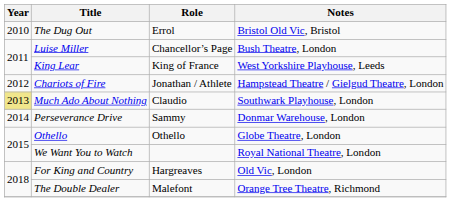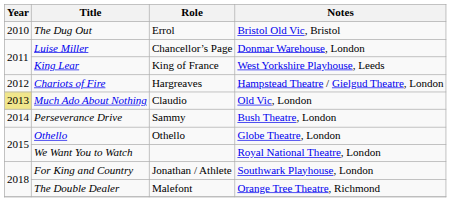(287, 48) Bush Theatre, London -> (301, 48) Donmar Warehouse, London
(192, 83) Jonathan / Athlete -> (177, 83) Hargreaves
(305, 100) Southwark Playhouse, London -> (275, 100) Old Vic, London
(301, 118) Donmar Warehouse, London -> (287, 118) Bush Theatre, London
(177, 170) Hargreaves -> (192, 170) Jonathan / Athlete
(275, 170) Old Vic, London -> (305, 170) Southwark Playhouse, London
